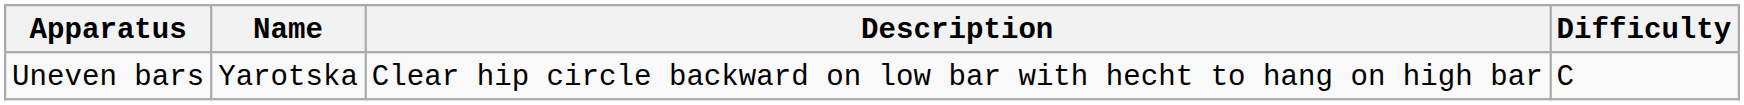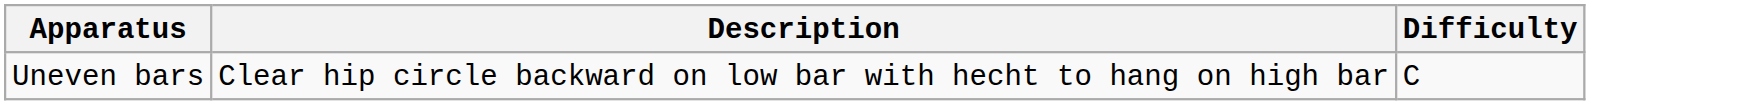- column: (288, 29)
